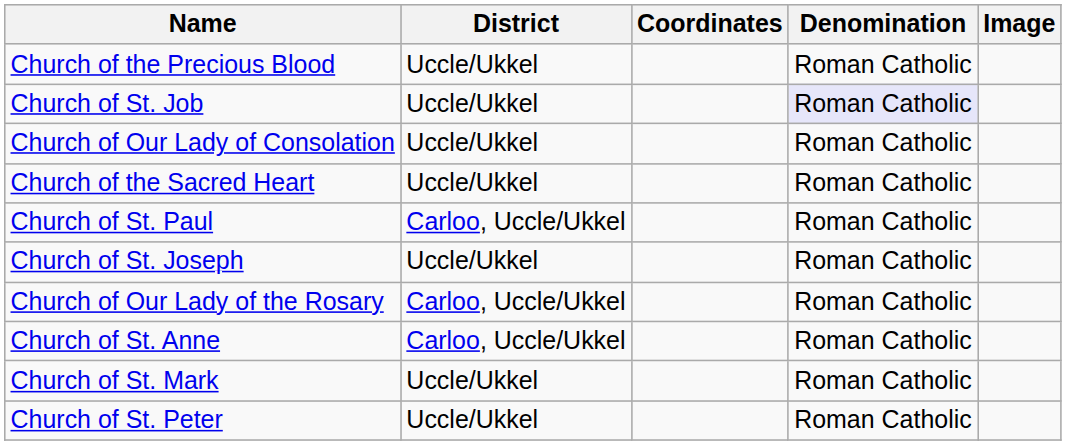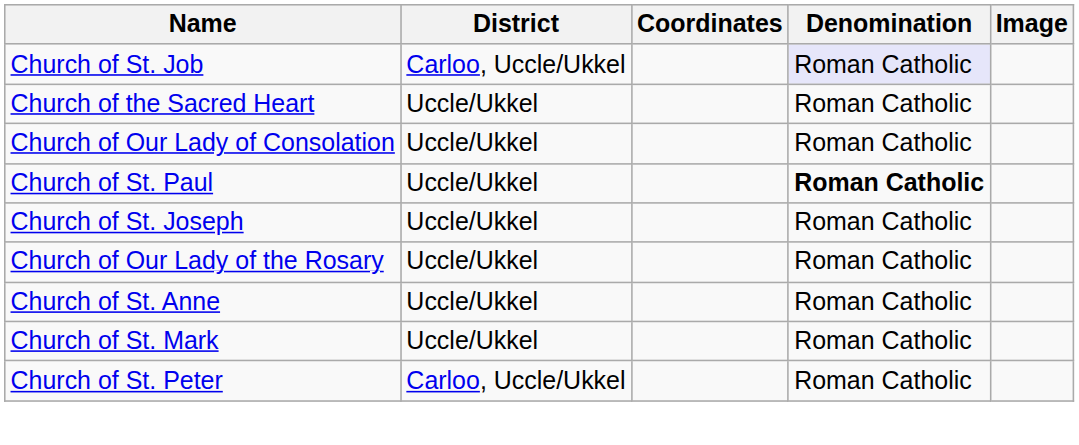- row: (173, 63)
(472, 103) Uccle/Ukkel -> (516, 63) Carloo, Uccle/Ukkel
rows swapped: (162, 182) <-> (203, 143)
(516, 222) Carloo, Uccle/Ukkel -> (472, 182) Uccle/Ukkel
(883, 222) normal -> (889, 182) bold
(516, 301) Carloo, Uccle/Ukkel -> (472, 261) Uccle/Ukkel
(516, 340) Carloo, Uccle/Ukkel -> (472, 301) Uccle/Ukkel
(472, 420) Uccle/Ukkel -> (516, 380) Carloo, Uccle/Ukkel
